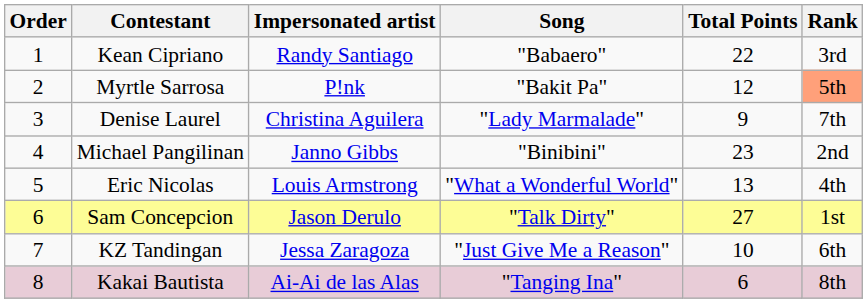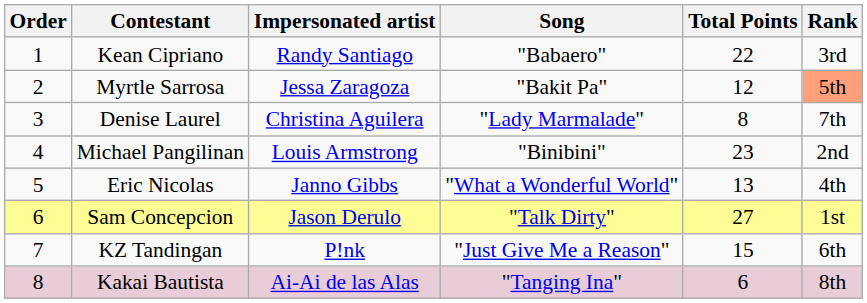(345, 86) P!nk -> (345, 86) Jessa Zaragoza
(743, 119) 9 -> (743, 119) 8
(345, 152) Janno Gibbs -> (345, 152) Louis Armstrong
(345, 184) Louis Armstrong -> (345, 184) Janno Gibbs
(345, 250) Jessa Zaragoza -> (345, 250) P!nk
(743, 250) 10 -> (743, 250) 15
